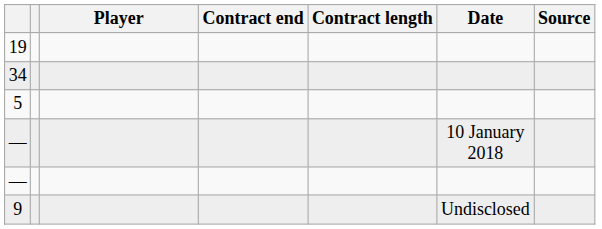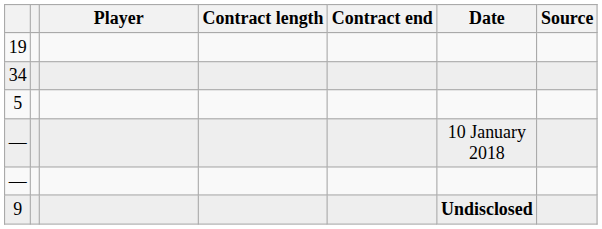columns swapped: (372, 18) <-> (253, 18)
(485, 209) normal -> (487, 209) bold
